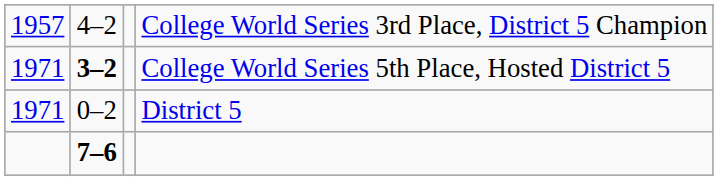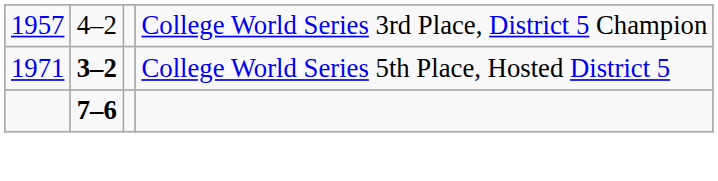- row: (192, 110)
